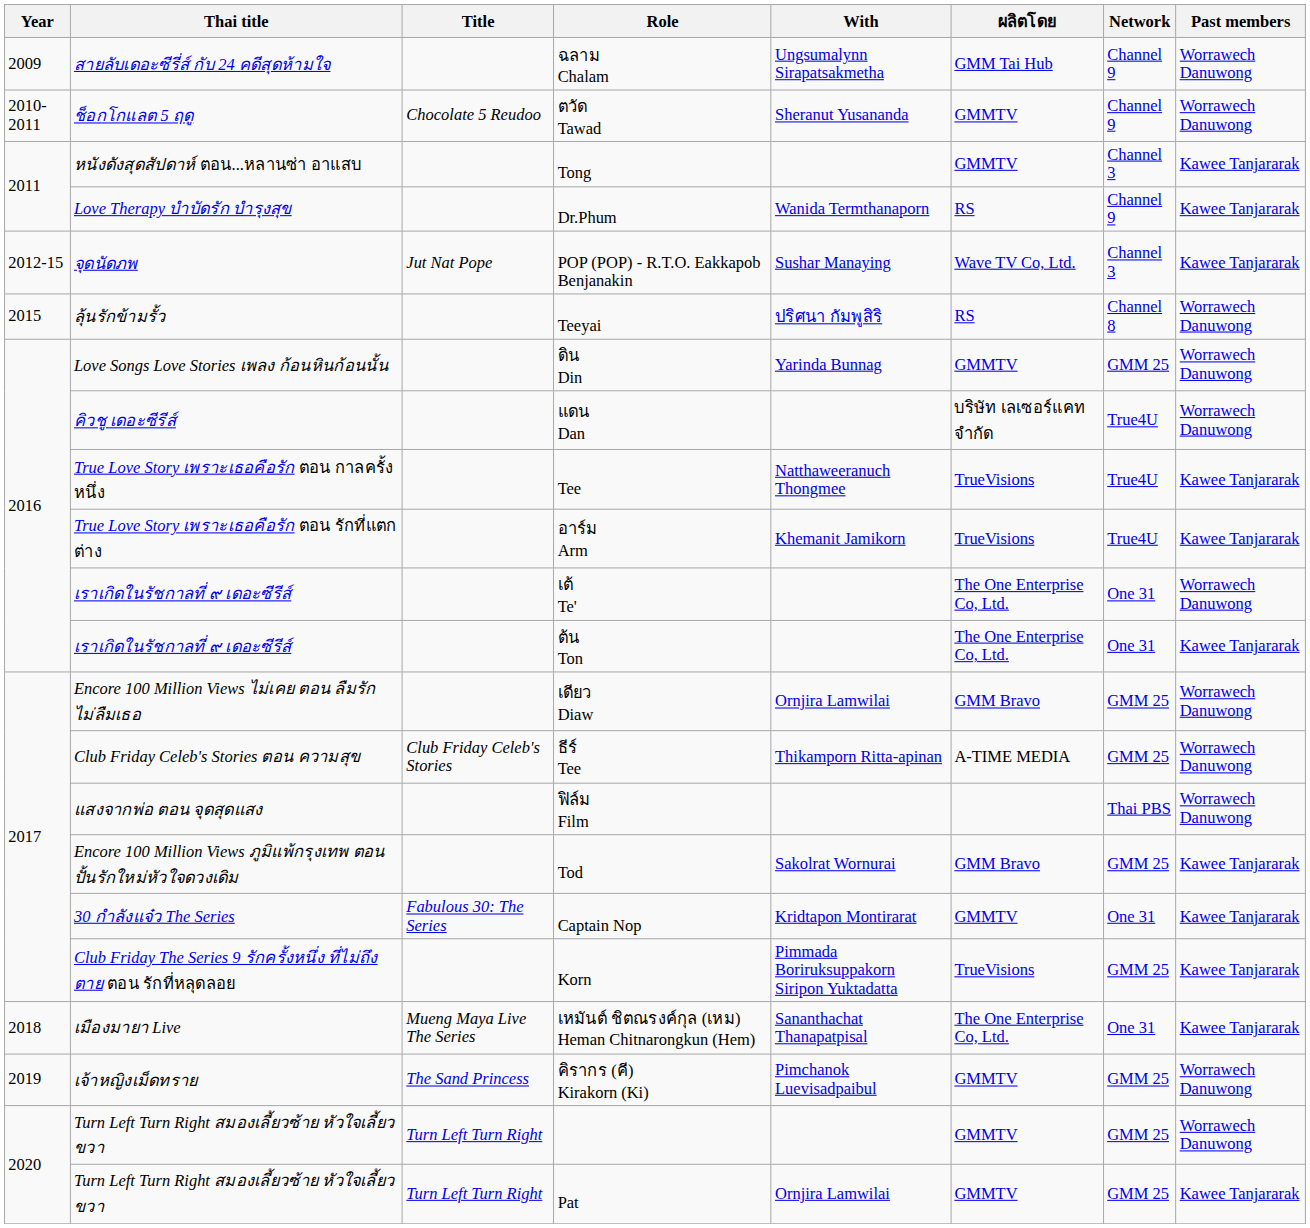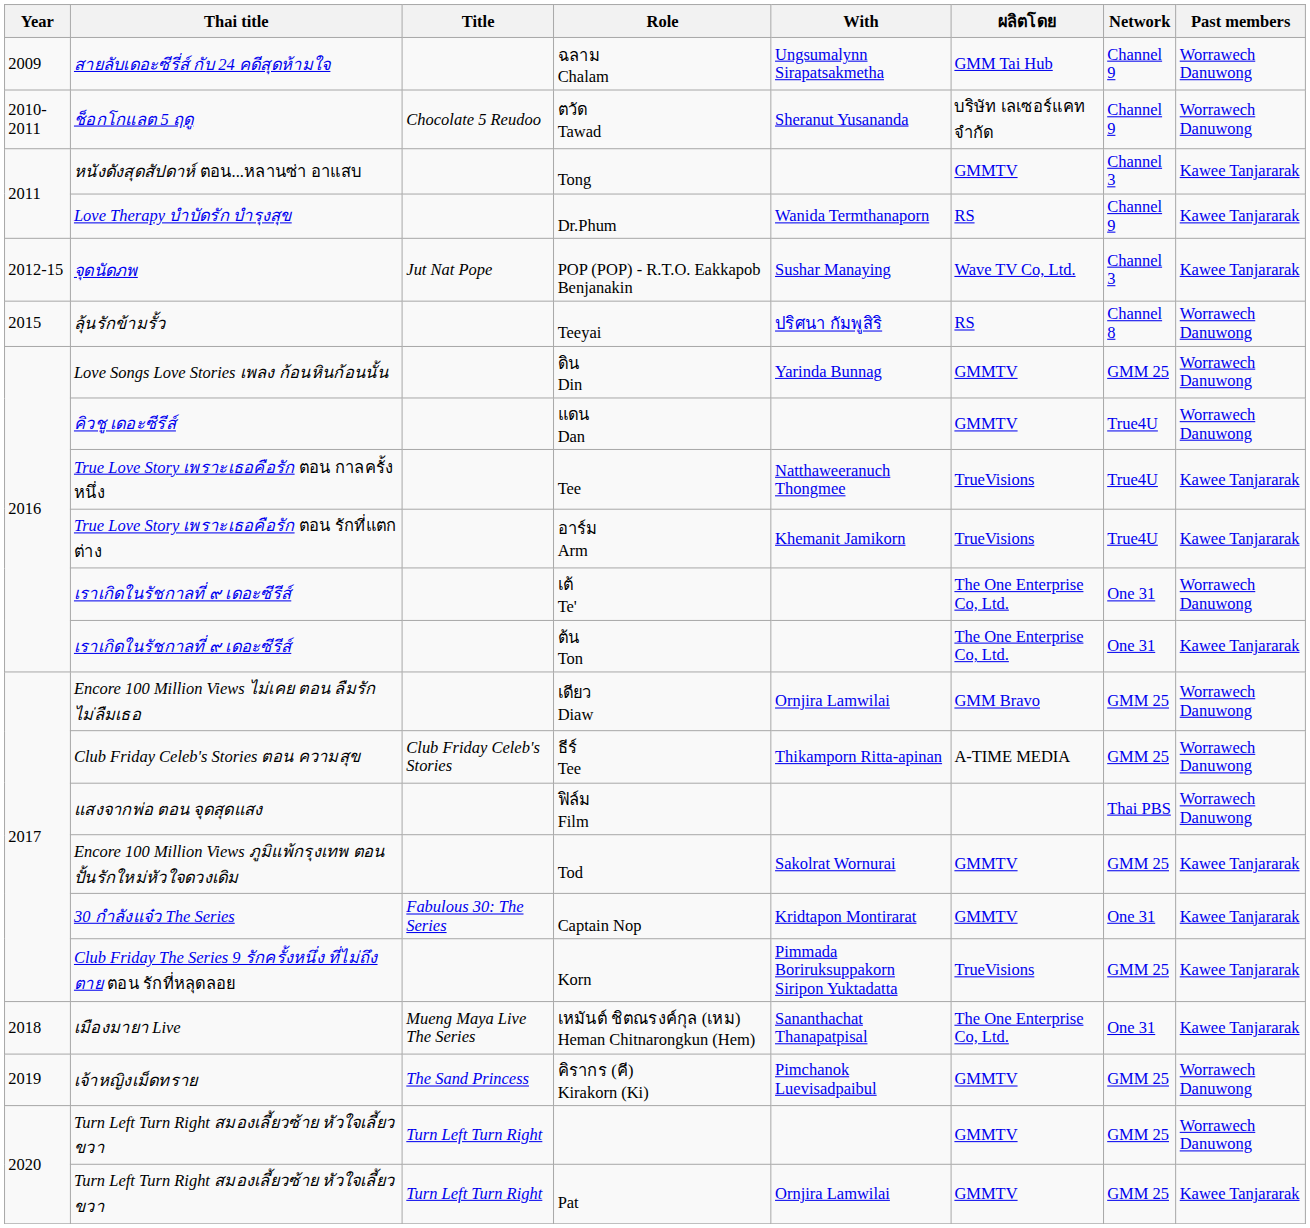(986, 115) GMMTV -> (1020, 119) บริษัท เลเซอร์แคท จำกัด
(1020, 420) บริษัท เลเซอร์แคท จำกัด -> (986, 423) GMMTV
(997, 864) GMM Bravo -> (986, 864) GMMTV
